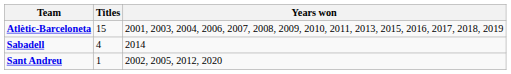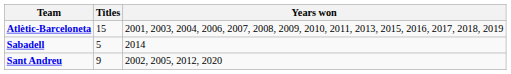(98, 45) 4 -> (98, 45) 5
(98, 61) 1 -> (98, 61) 9
